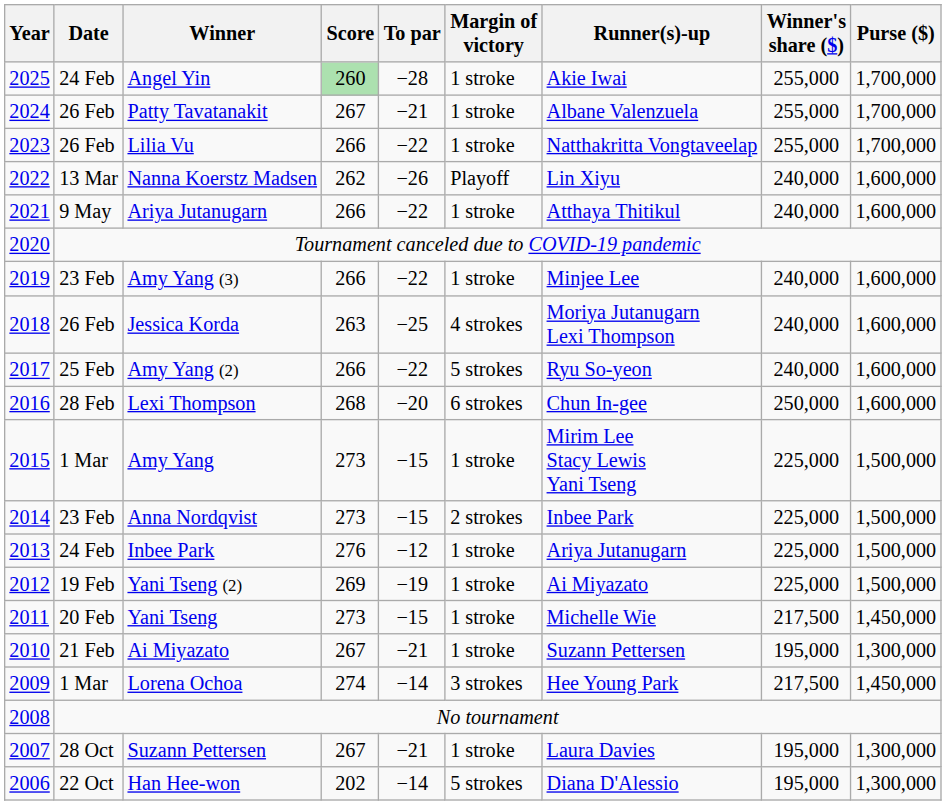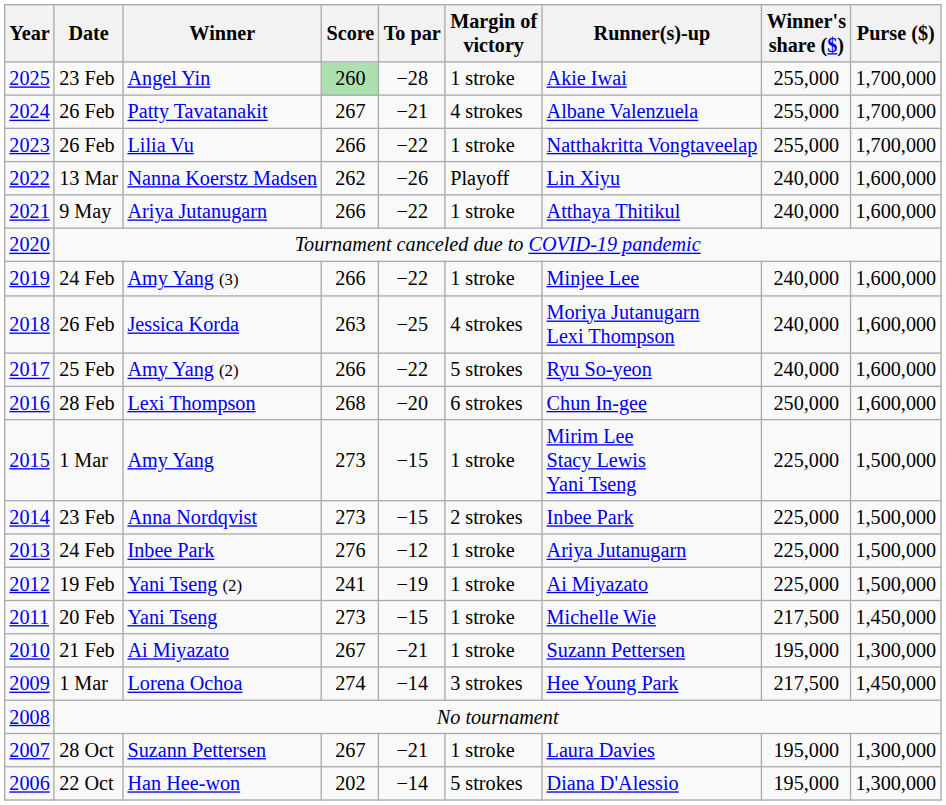(87, 78) 24 Feb -> (87, 78) 23 Feb
(482, 111) 1 stroke -> (486, 111) 4 strokes
(87, 278) 23 Feb -> (87, 278) 24 Feb
(350, 583) 269 -> (350, 583) 241
